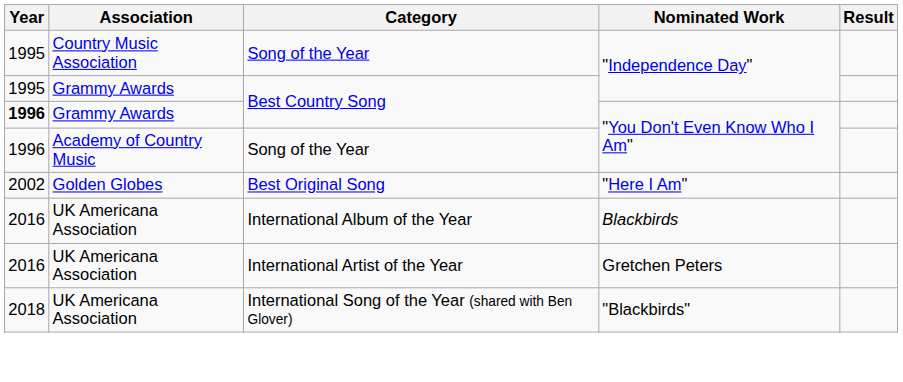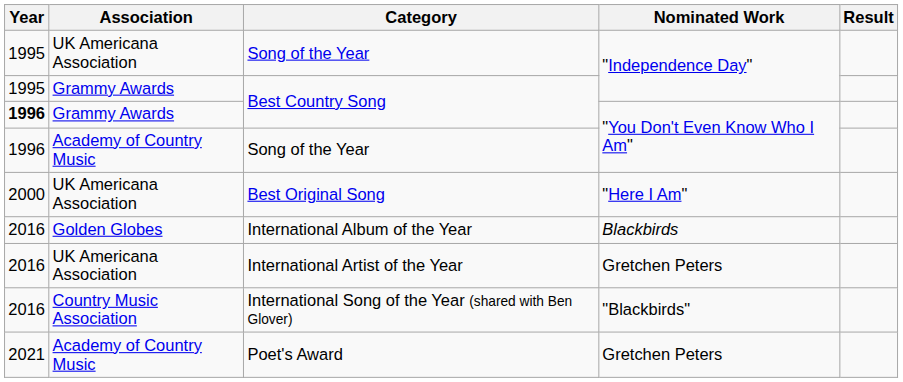(105, 52) Country Music Association -> (105, 52) UK Americana Association
(27, 185) 2002 -> (27, 194) 2000
(108, 185) Golden Globes -> (105, 194) UK Americana Association
(105, 220) UK Americana Association -> (108, 230) Golden Globes
(27, 310) 2018 -> (27, 310) 2016
(105, 310) UK Americana Association -> (105, 310) Country Music Association
+ row: (295, 354)
